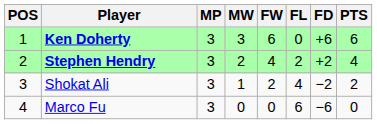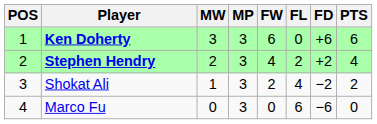columns swapped: (211, 15) <-> (241, 15)
